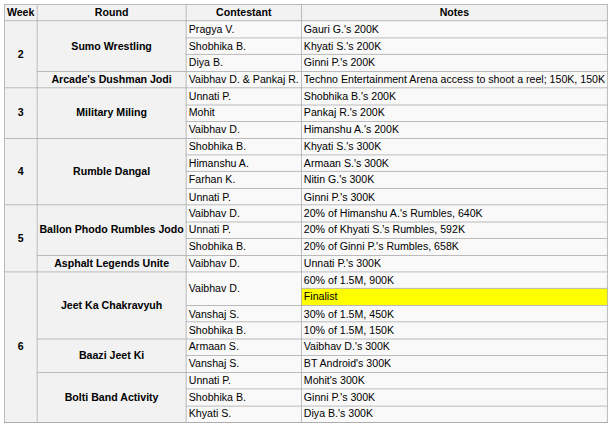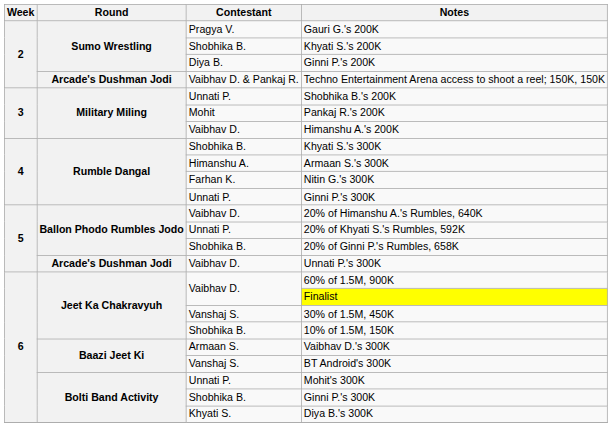(112, 263) Asphalt Legends Unite -> (112, 263) Arcade's Dushman Jodi
